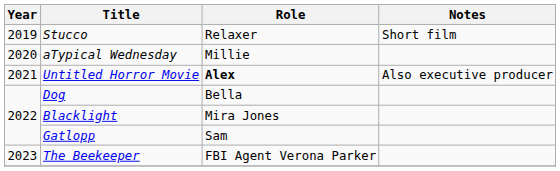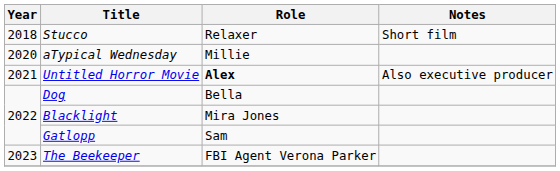(22, 35) 2019 -> (22, 35) 2018
